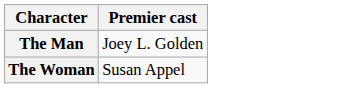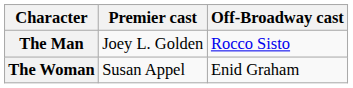+ column: (277, 17)
